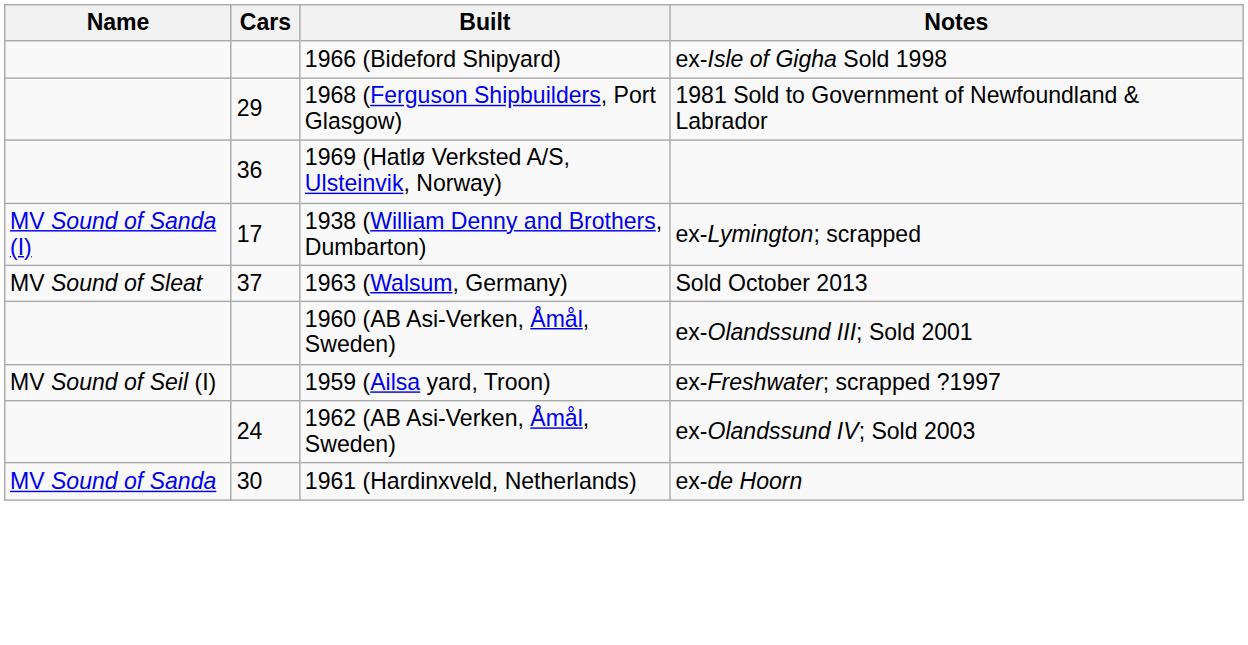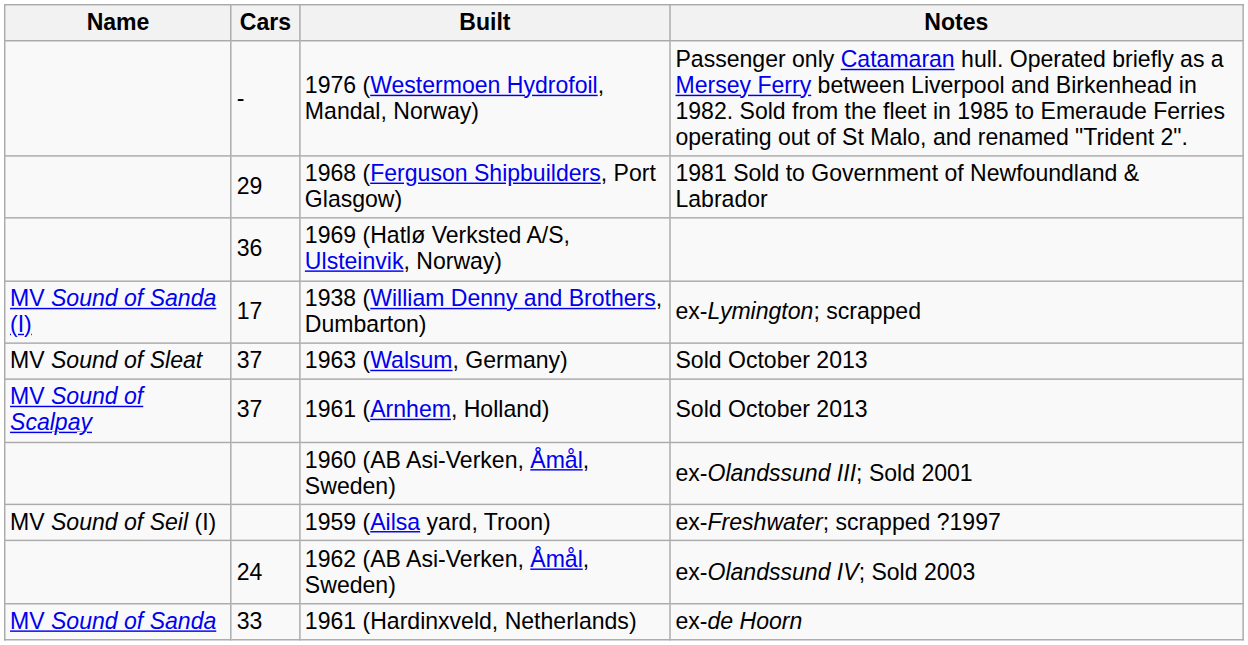+ row: (454, 98)
- row: (433, 59)
+ row: (427, 410)
(249, 481) 30 -> (249, 621) 33
